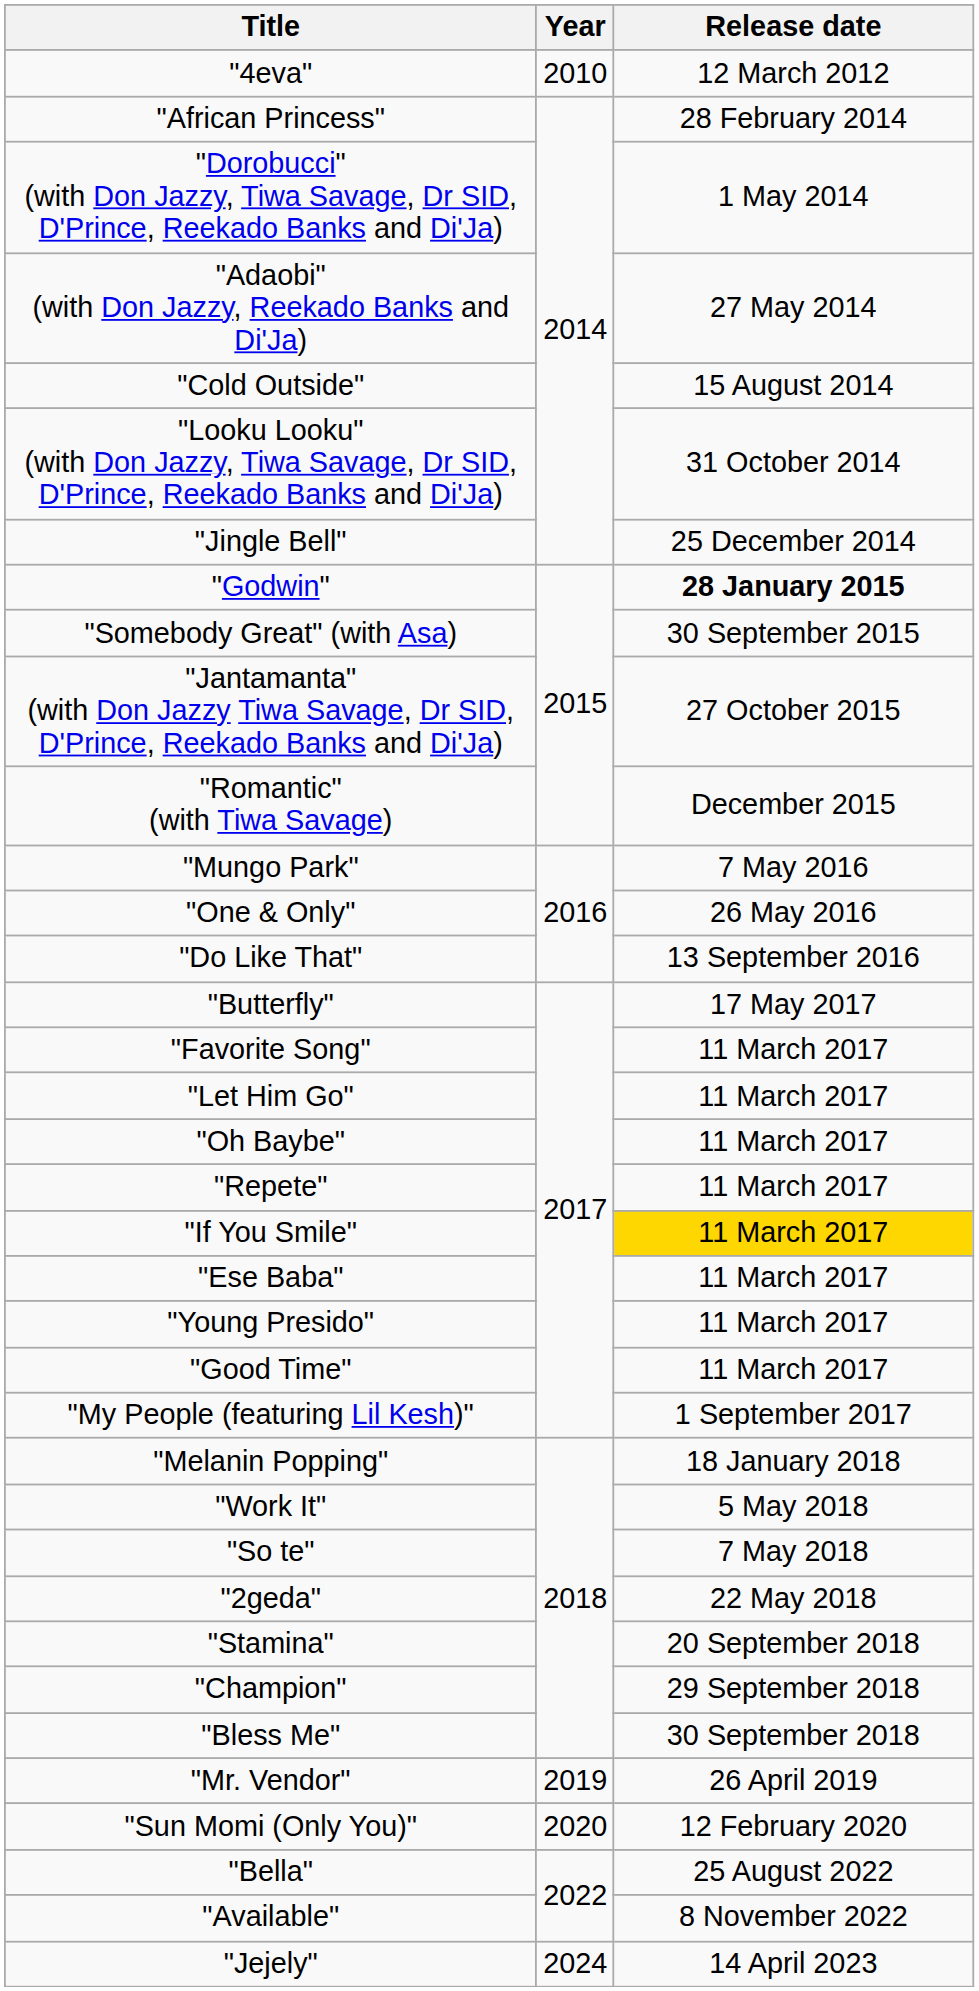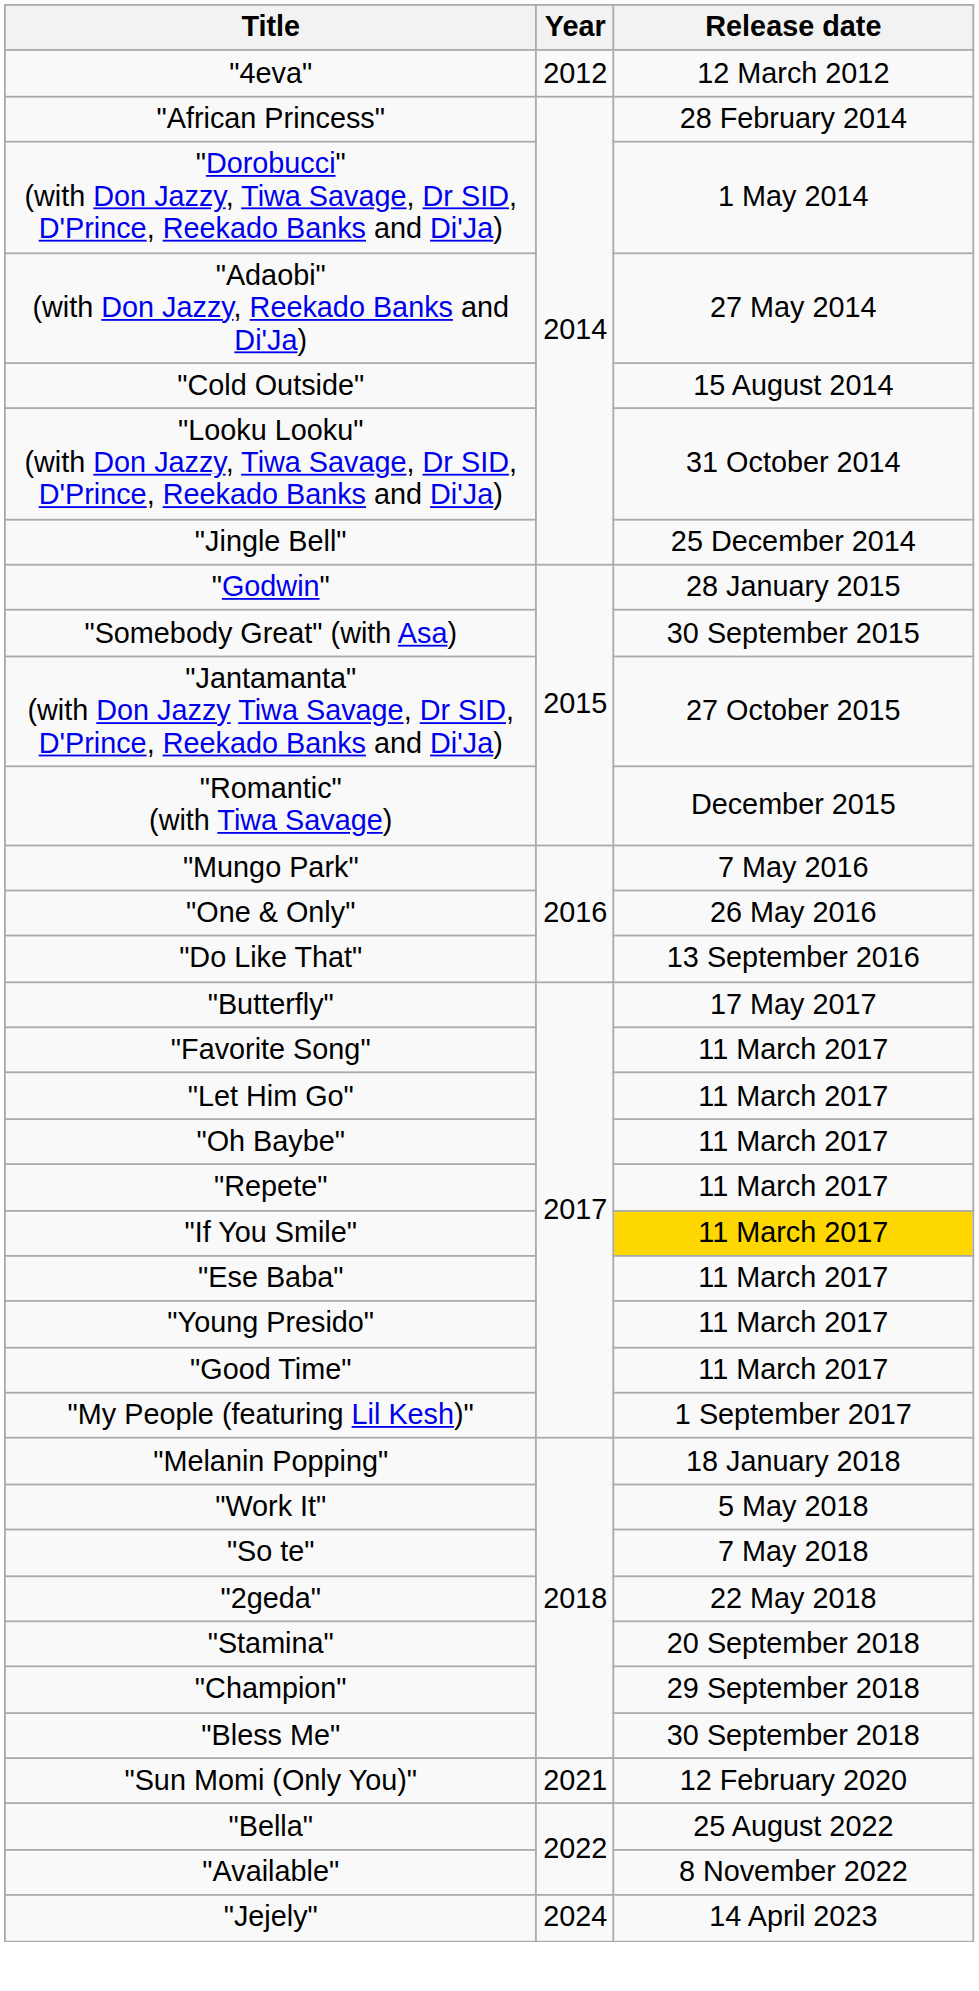(575, 73) 2010 -> (575, 73) 2012
(793, 587) bold -> (793, 587) normal
- row: (271, 1780)
(575, 1826) 2020 -> (575, 1780) 2021
